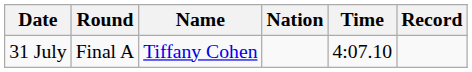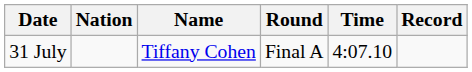columns swapped: (105, 20) <-> (295, 20)
